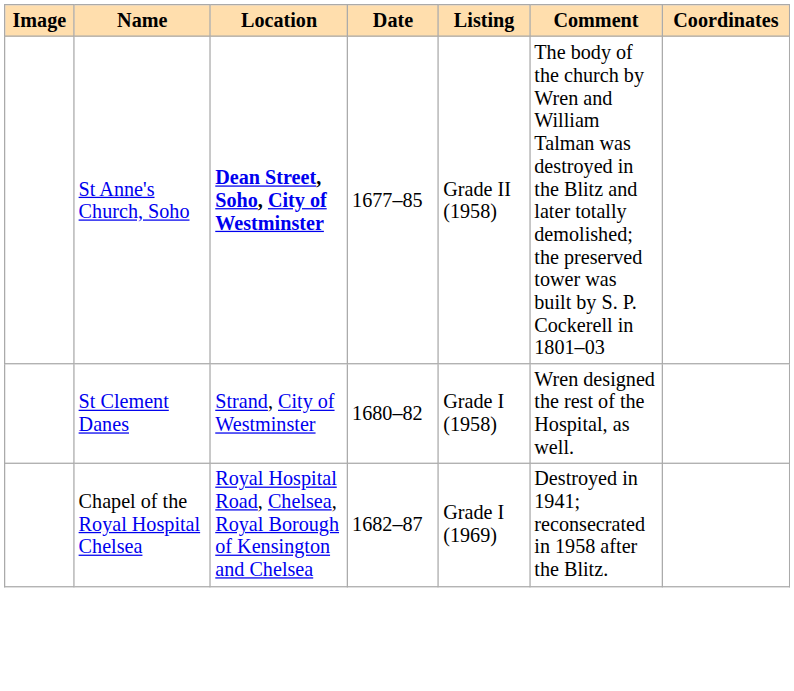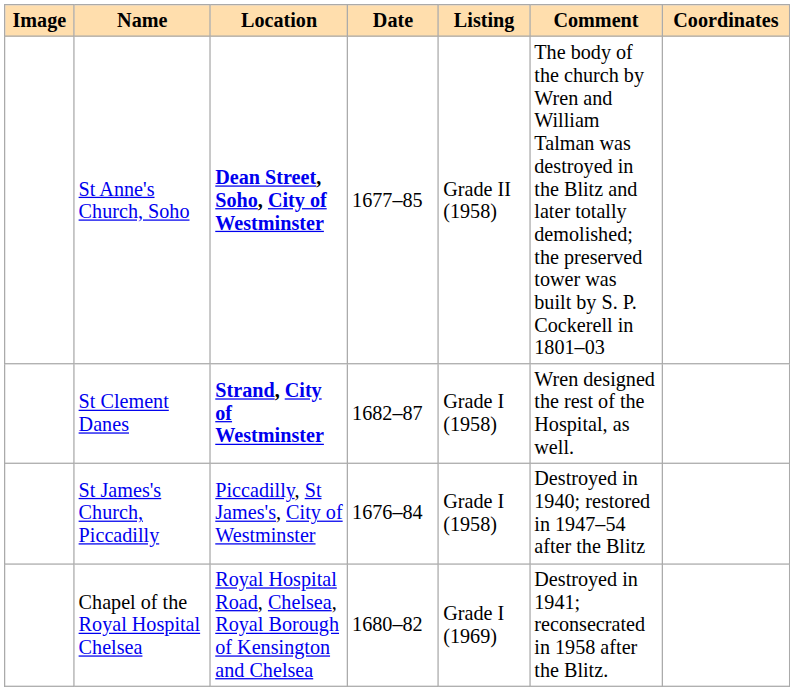(275, 413) normal -> (270, 413) bold
(387, 413) 1680–82 -> (387, 413) 1682–87
+ row: (120, 513)
(387, 524) 1682–87 -> (387, 624) 1680–82
